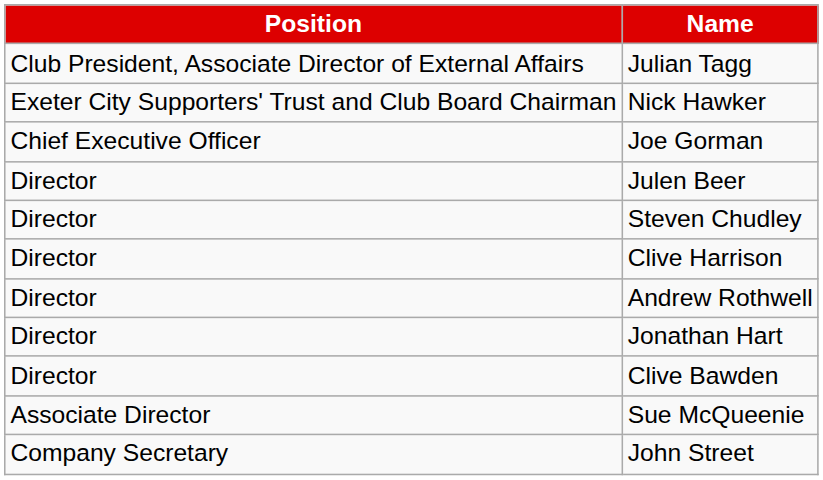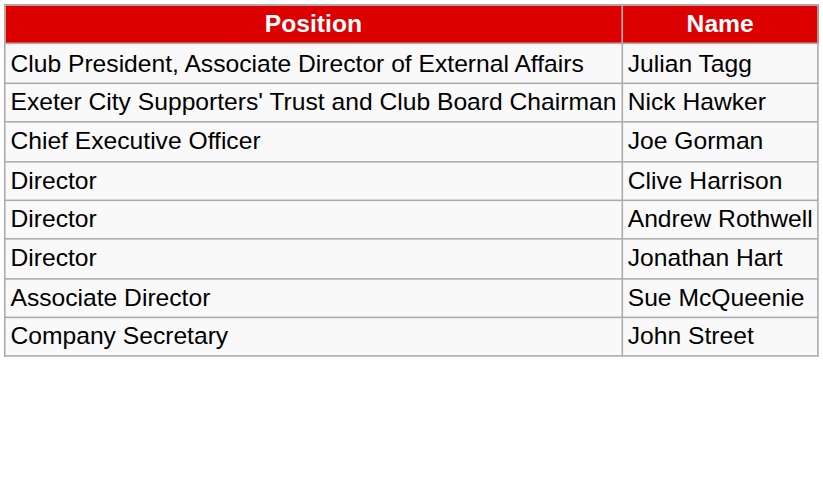- row: (687, 180)
- row: (715, 219)
- row: (703, 375)
